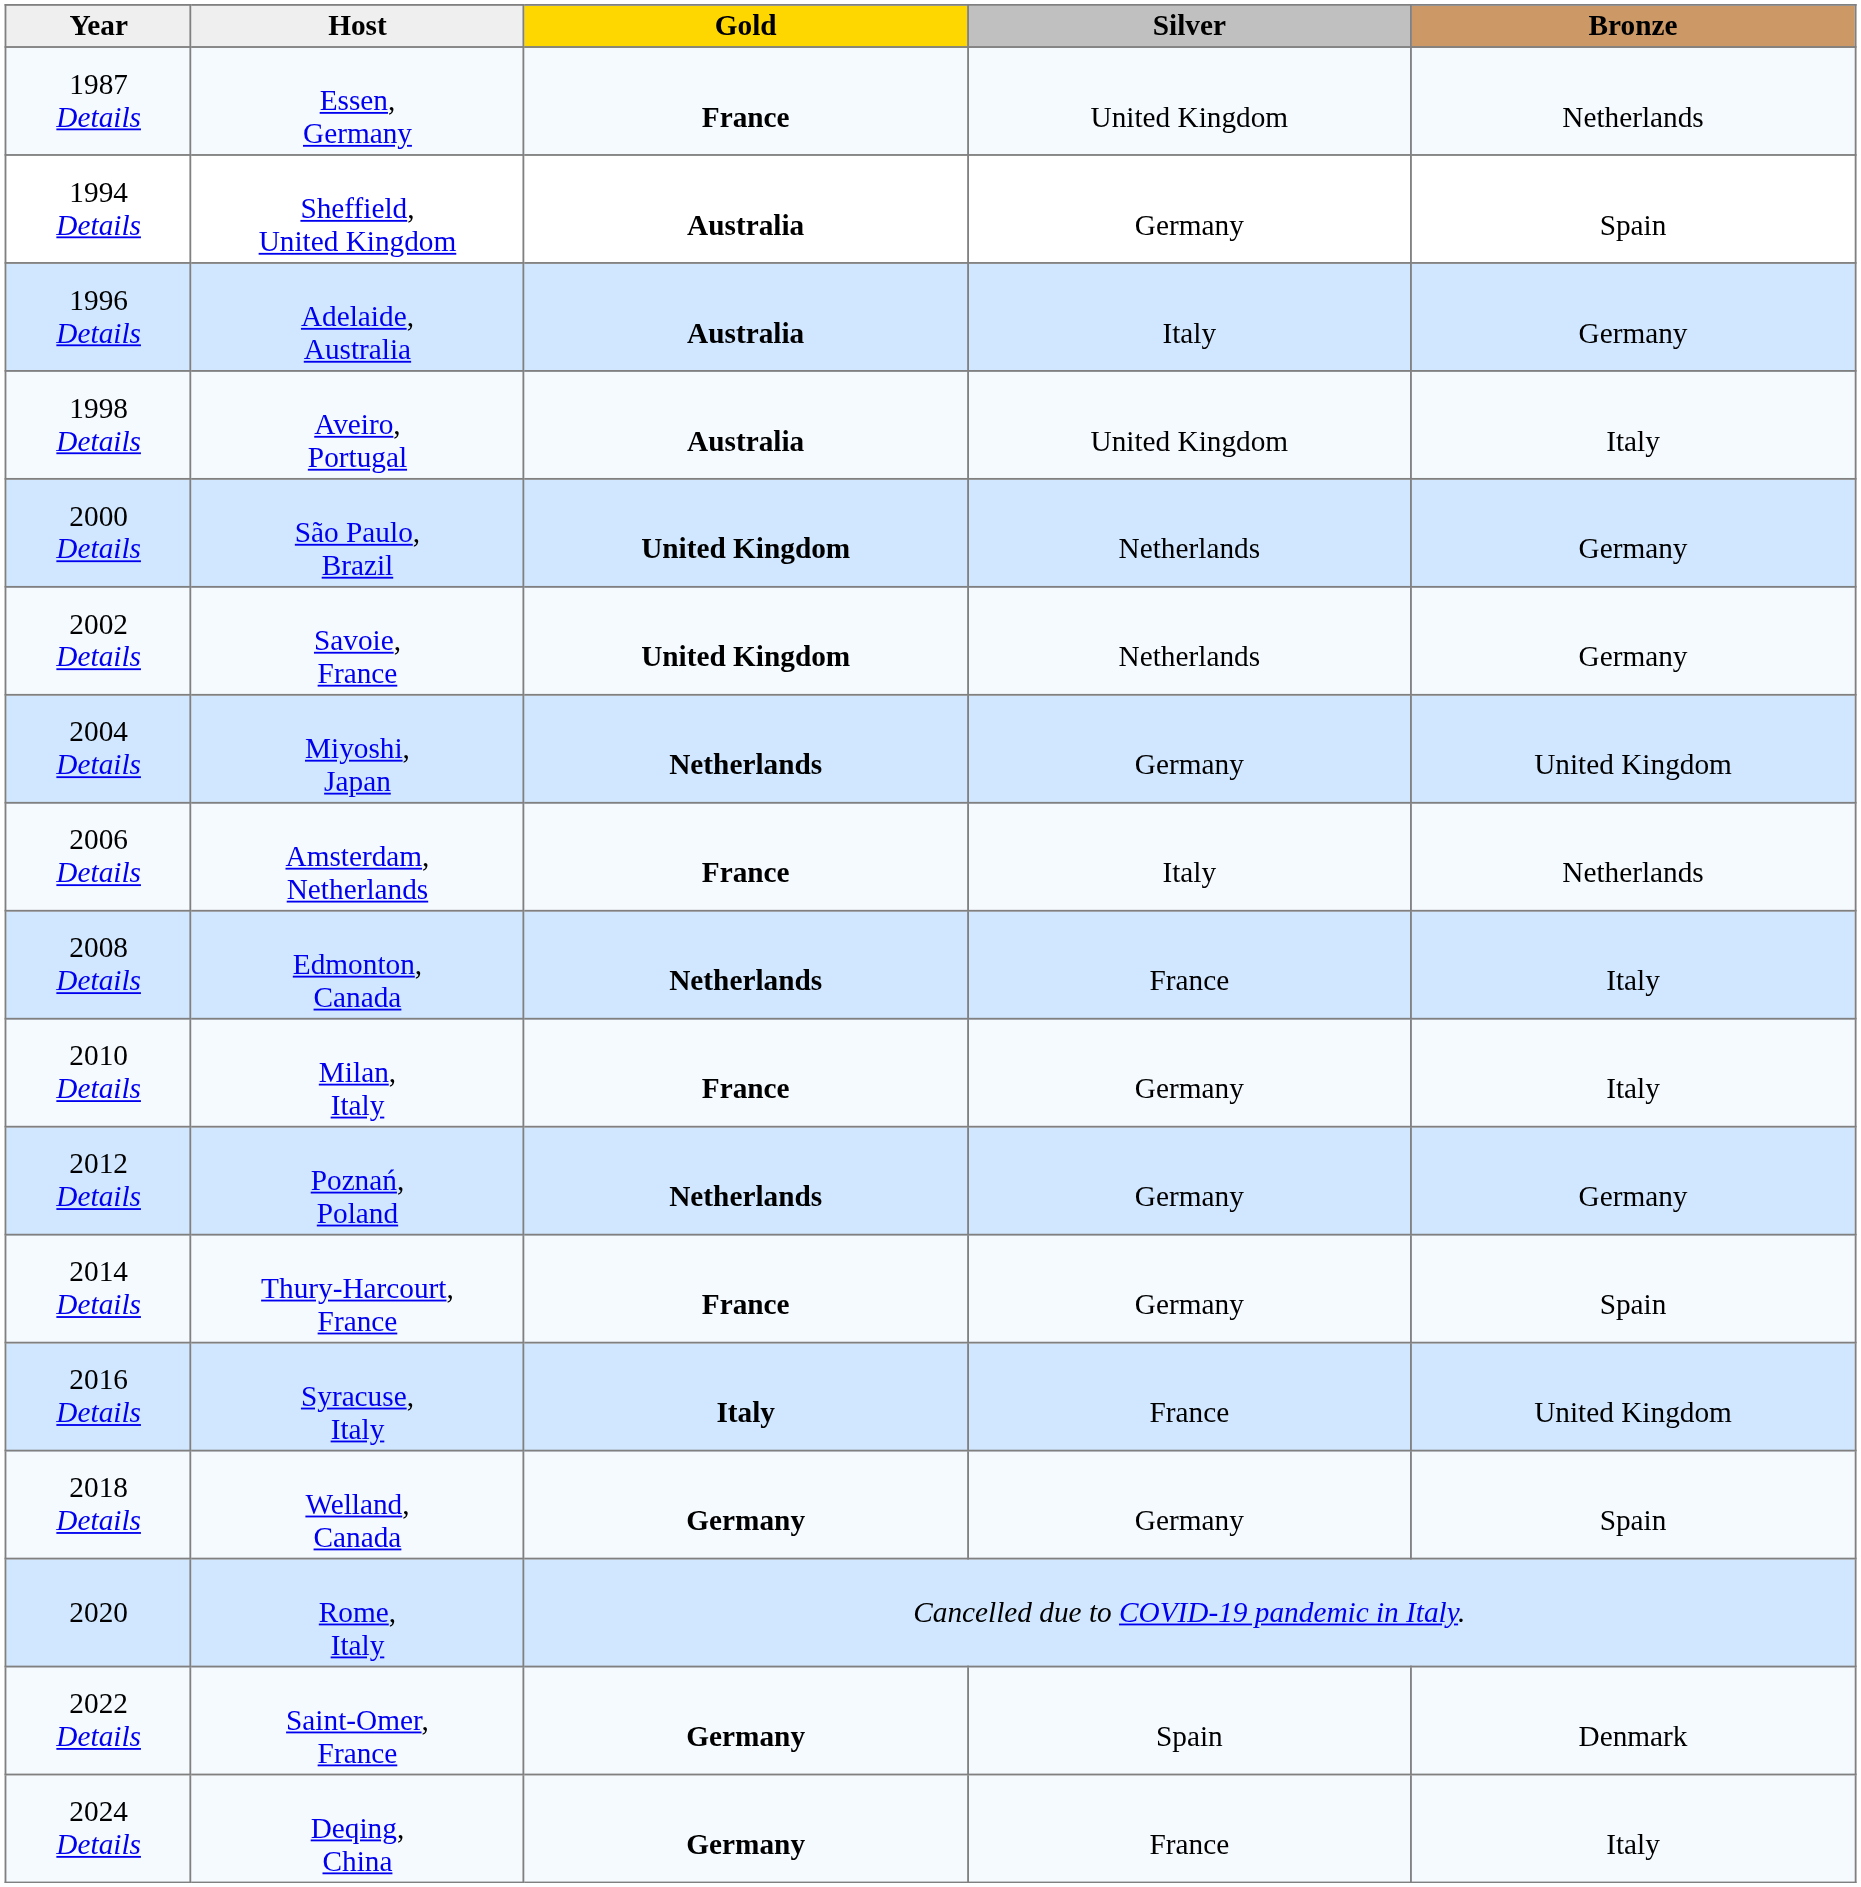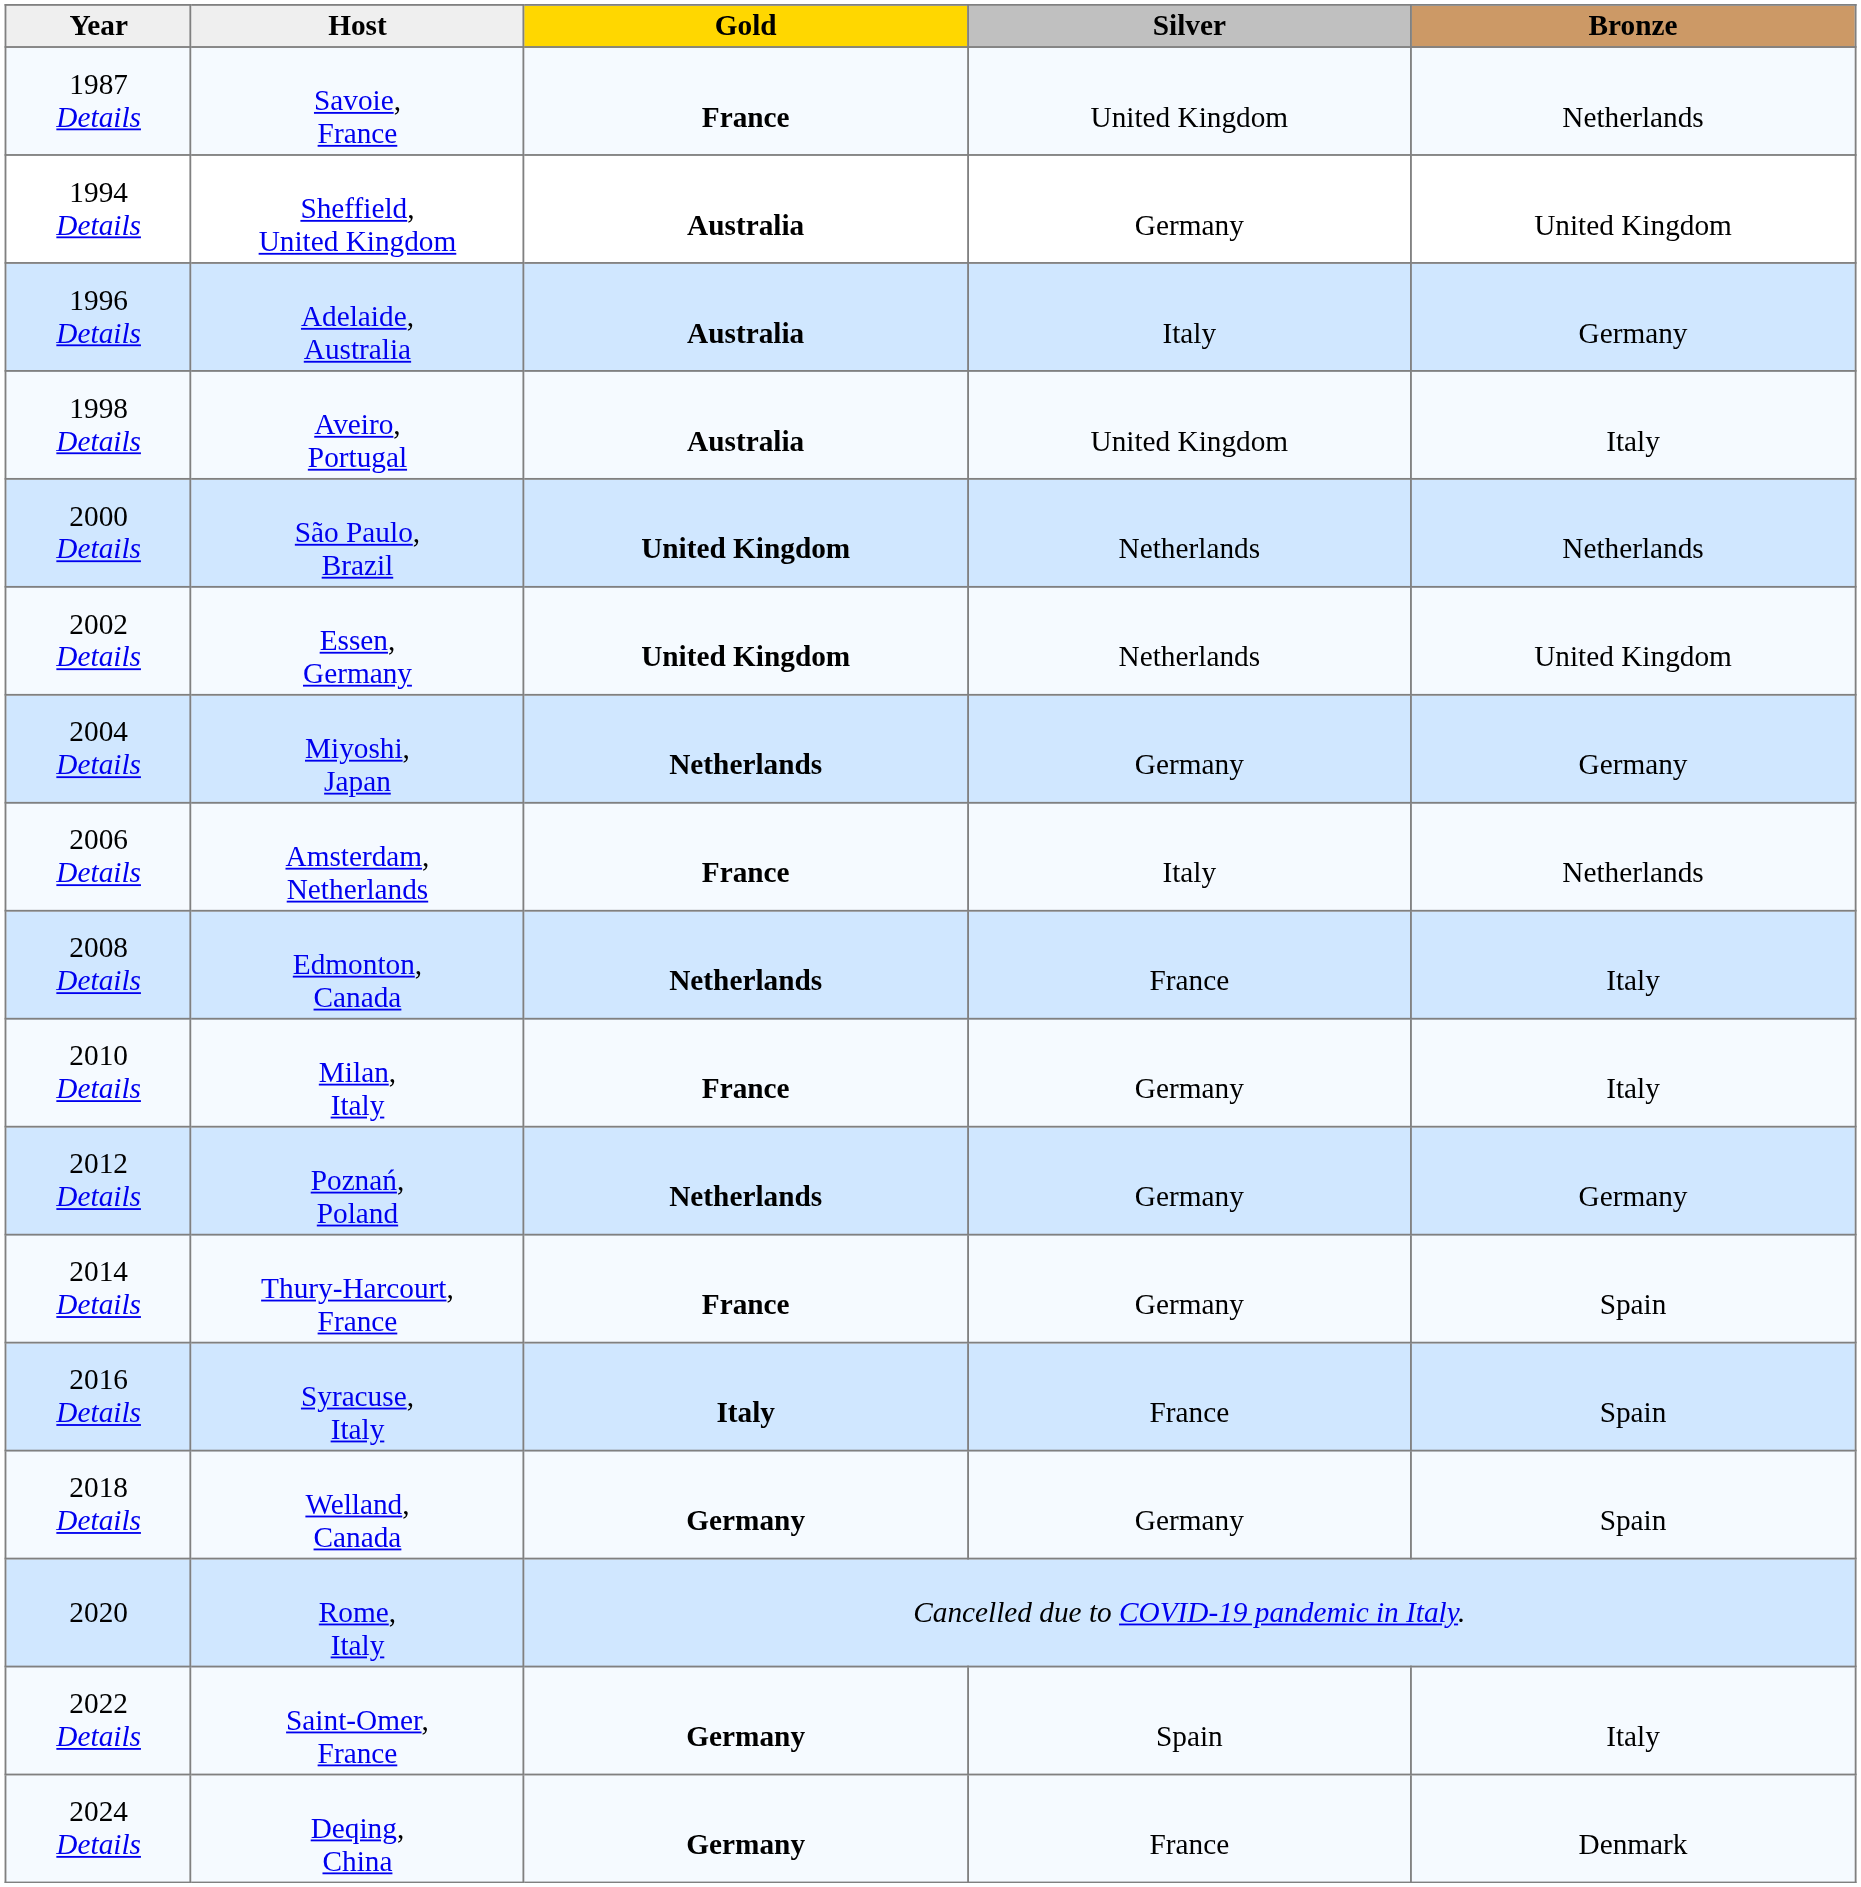(357, 117) Essen, Germany -> (357, 117) Savoie, France
(1633, 225) Spain -> (1633, 225) United Kingdom
(1633, 548) Germany -> (1633, 548) Netherlands
(357, 656) Savoie, France -> (357, 656) Essen, Germany
(1633, 656) Germany -> (1633, 656) United Kingdom
(1633, 764) United Kingdom -> (1633, 764) Germany
(1633, 1412) United Kingdom -> (1633, 1412) Spain
(1633, 1736) Denmark -> (1633, 1736) Italy
(1633, 1844) Italy -> (1633, 1844) Denmark
